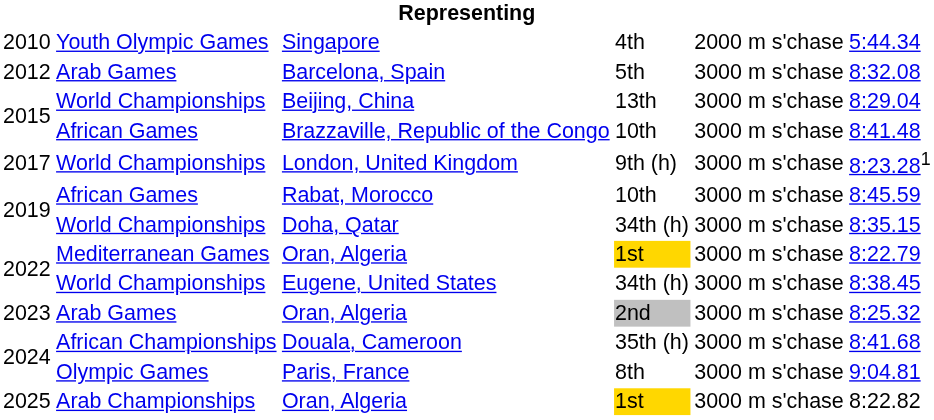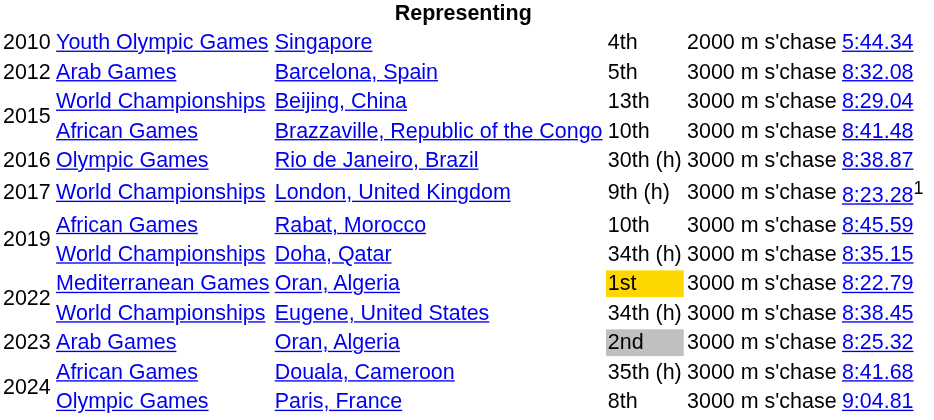+ row: (27, 160)
(166, 342) African Championships -> (127, 372) African Games
- row: (27, 401)
